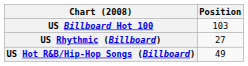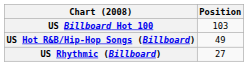rows swapped: (101, 54) <-> (101, 40)
